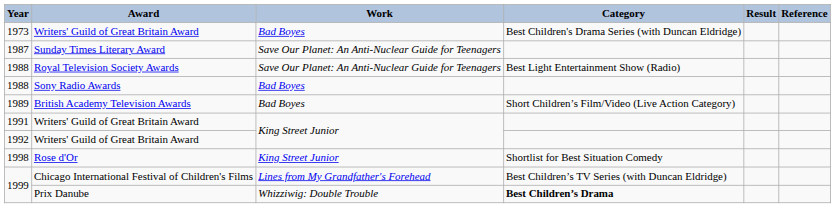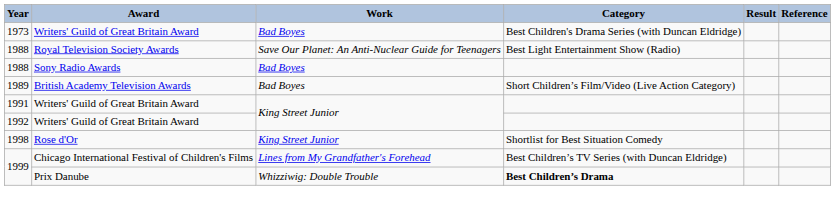- row: (18, 50)
